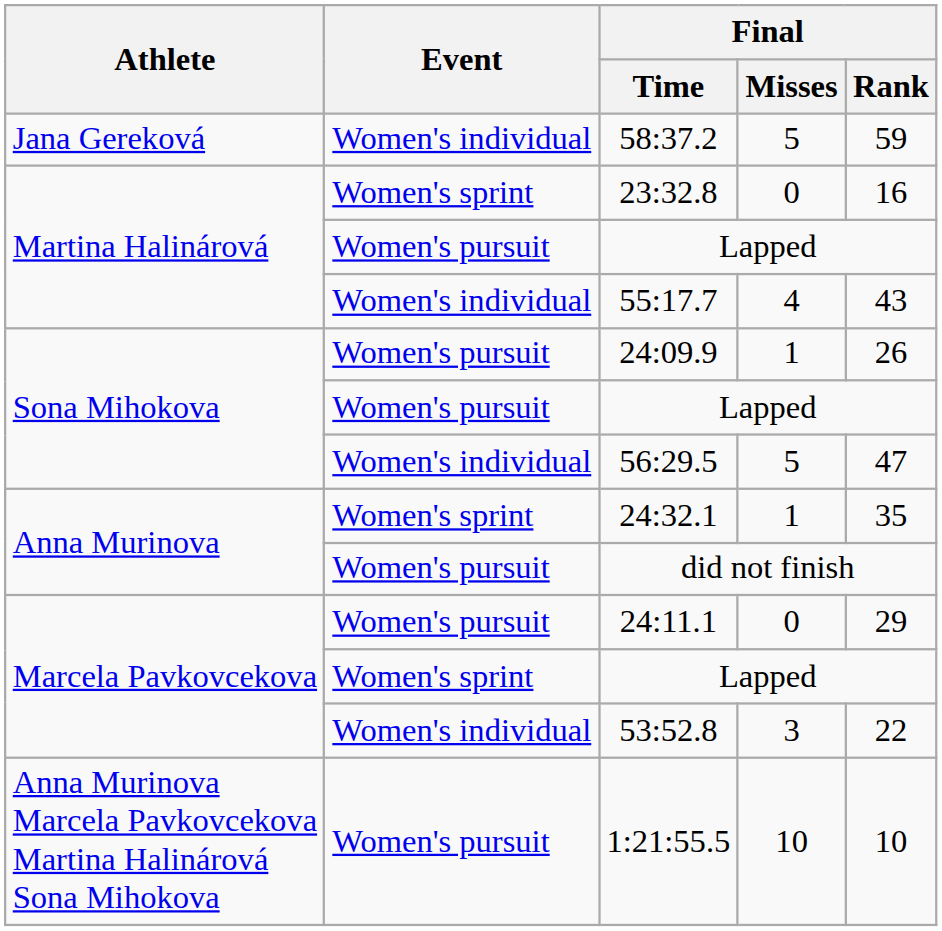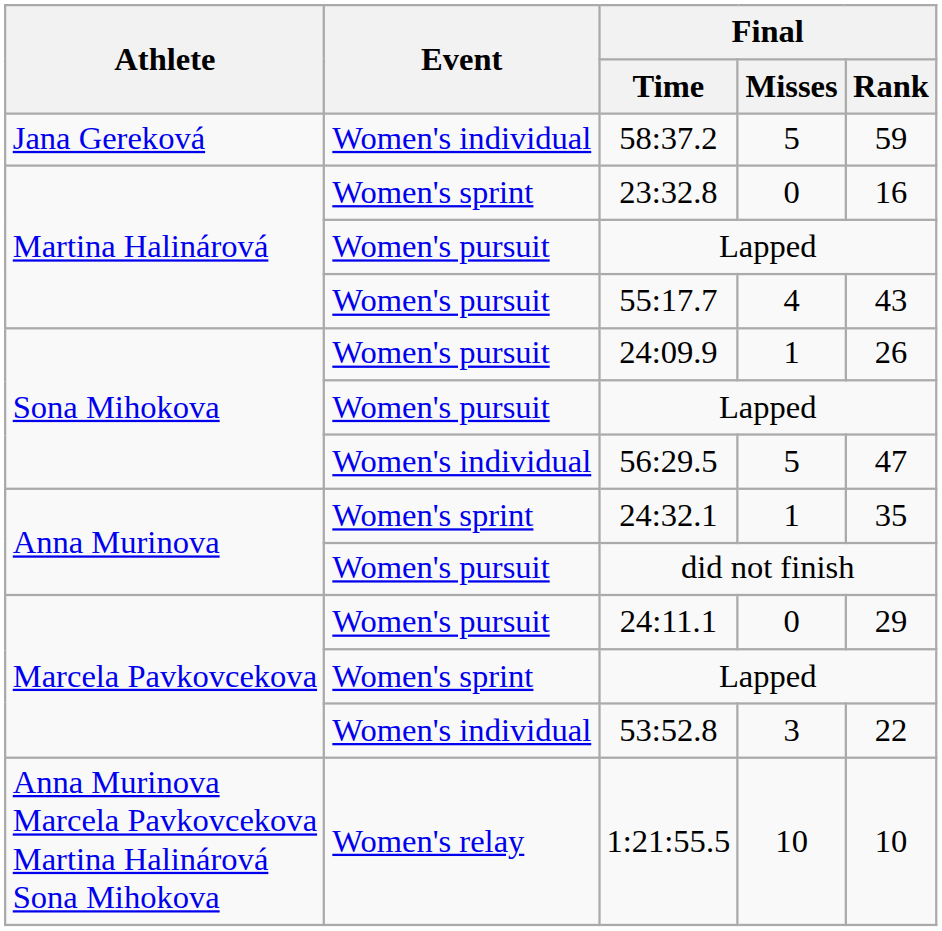(462, 300) Women's individual -> (441, 300) Women's pursuit
(441, 840) Women's pursuit -> (428, 840) Women's relay
